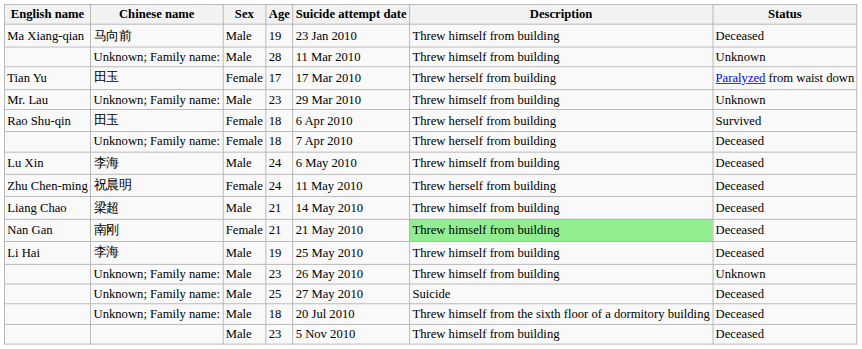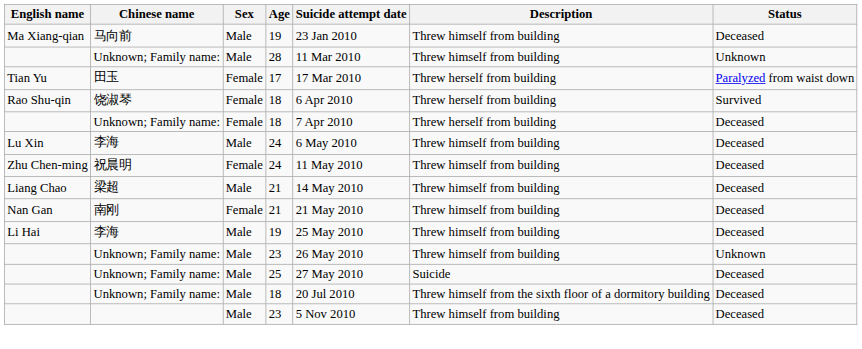- row: (28, 99)
(106, 120) 田玉 -> (112, 100) 饶淑琴
(484, 185) Threw herself from building -> (486, 165) Threw himself from building
(486, 230) lightgreen background -> (486, 210) no background
